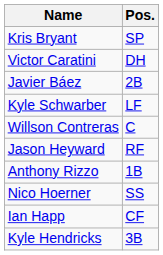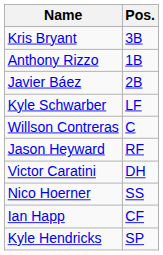(135, 37) SP -> (134, 37) 3B
rows swapped: (53, 171) <-> (52, 60)
(134, 238) 3B -> (135, 238) SP
